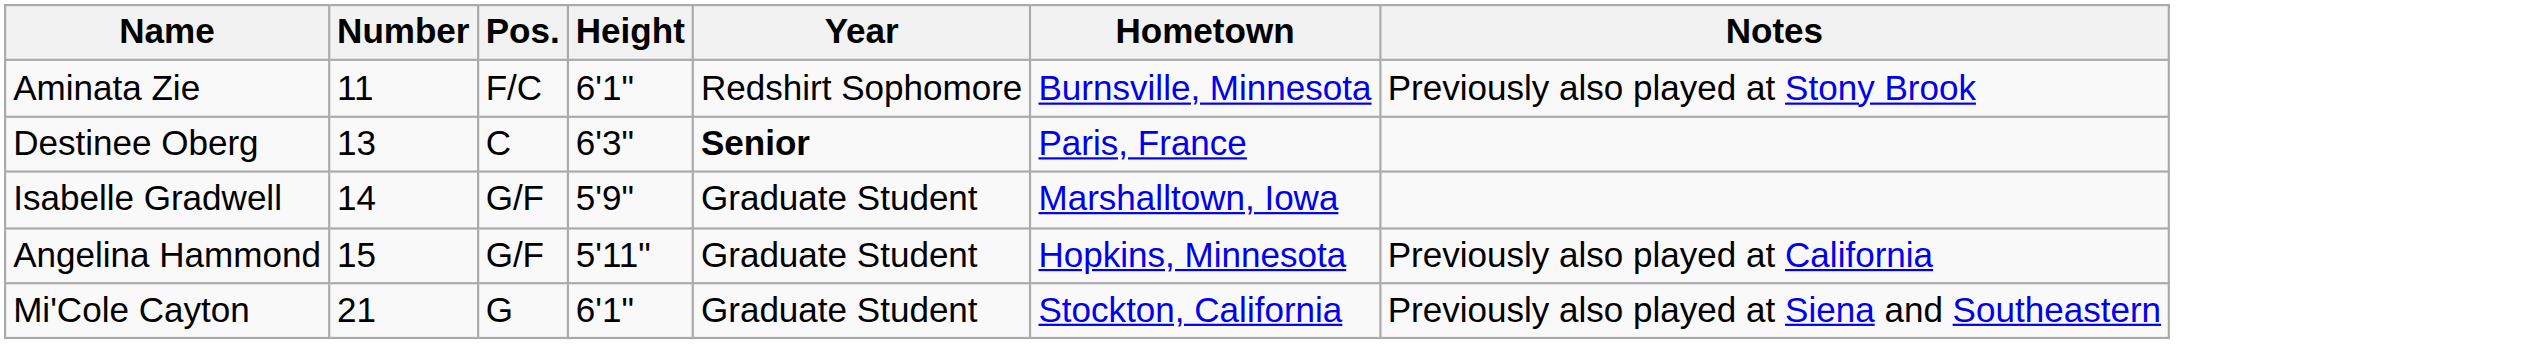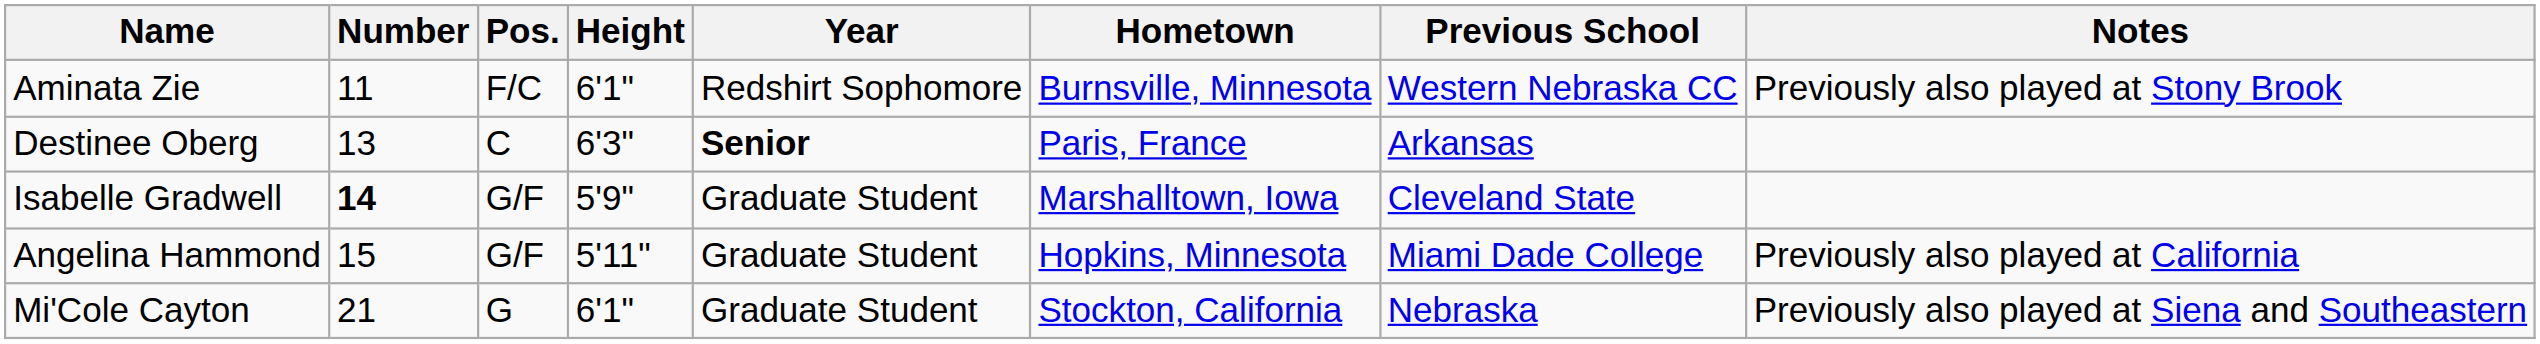+ column: (1563, 32)
(357, 198) normal -> (357, 198) bold
